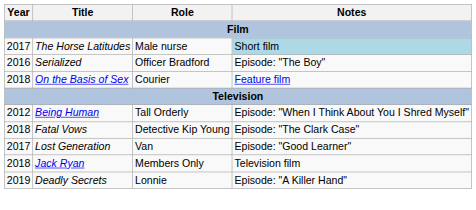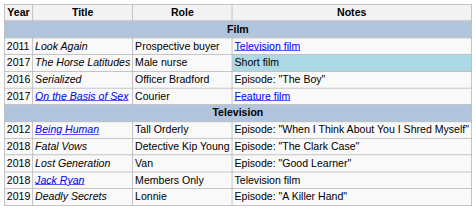+ row: (61, 46)
(19, 79) 2018 -> (19, 96) 2017
(19, 146) 2017 -> (19, 163) 2018
